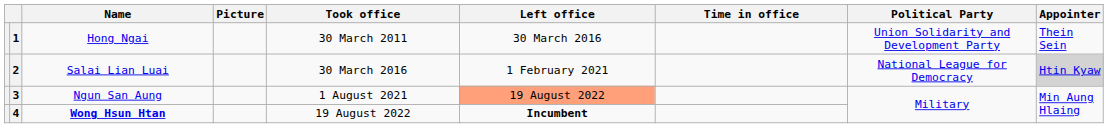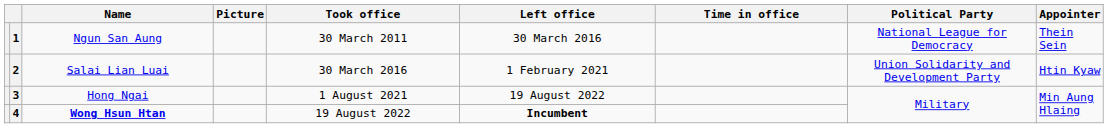(118, 39) Hong Ngai -> (118, 39) Ngun San Aung
(942, 39) Union Solidarity and Development Party -> (942, 39) National League for Democracy
(942, 70) National League for Democracy -> (942, 70) Union Solidarity and Development Party
(1070, 70) lightgrey background -> (1070, 70) no background
(118, 95) Ngun San Aung -> (118, 95) Hong Ngai
(557, 95) lightsalmon background -> (557, 95) no background
